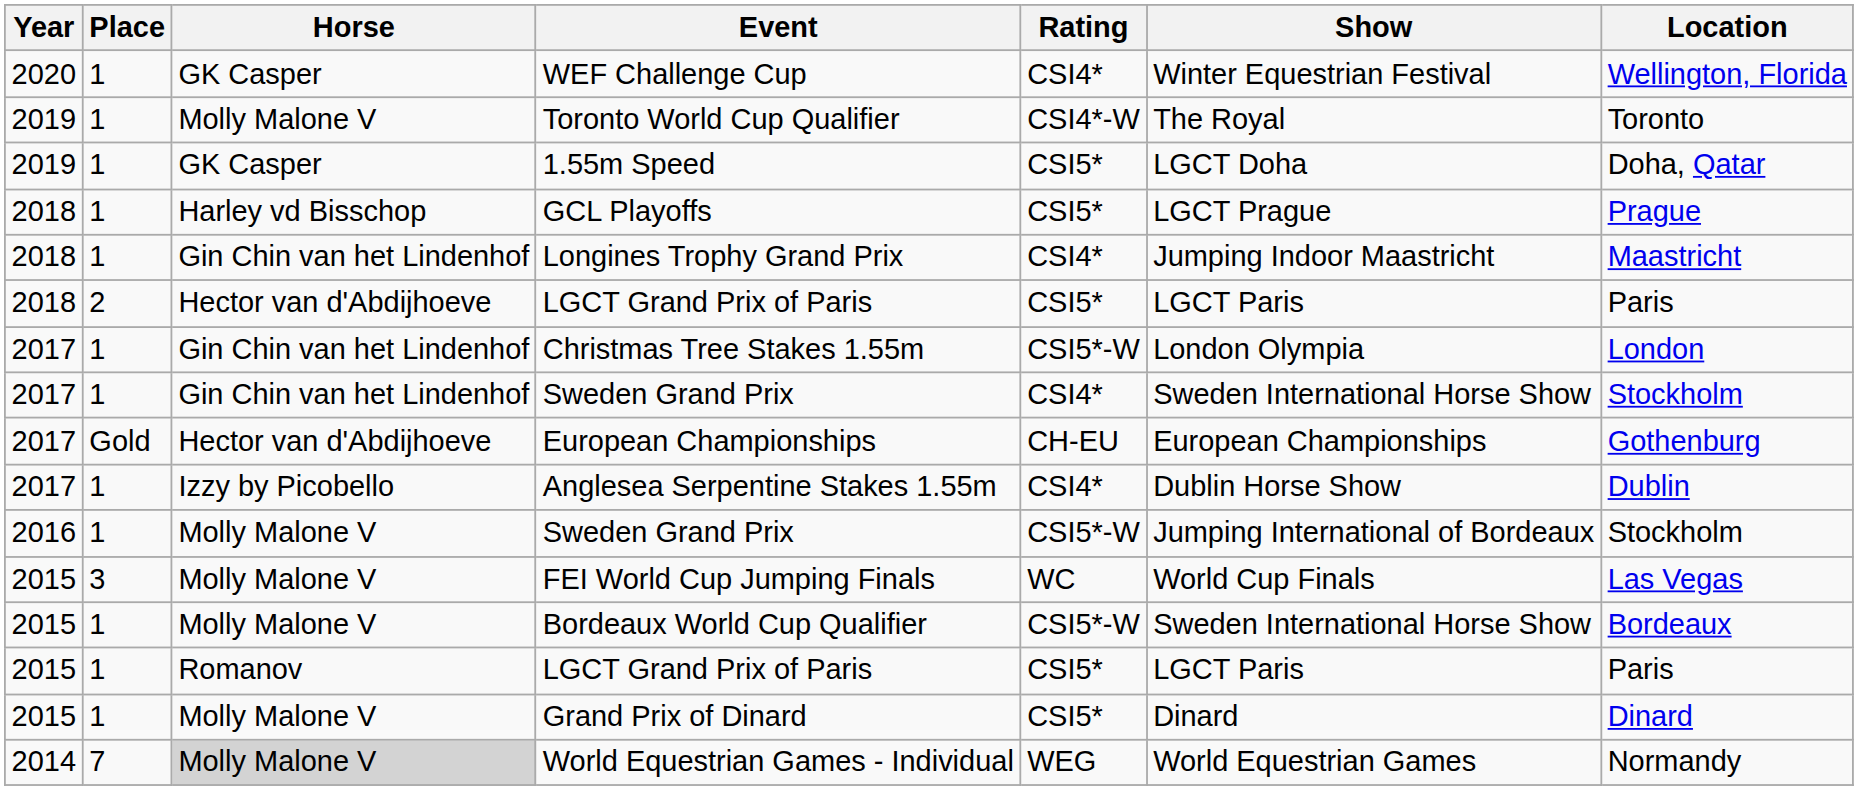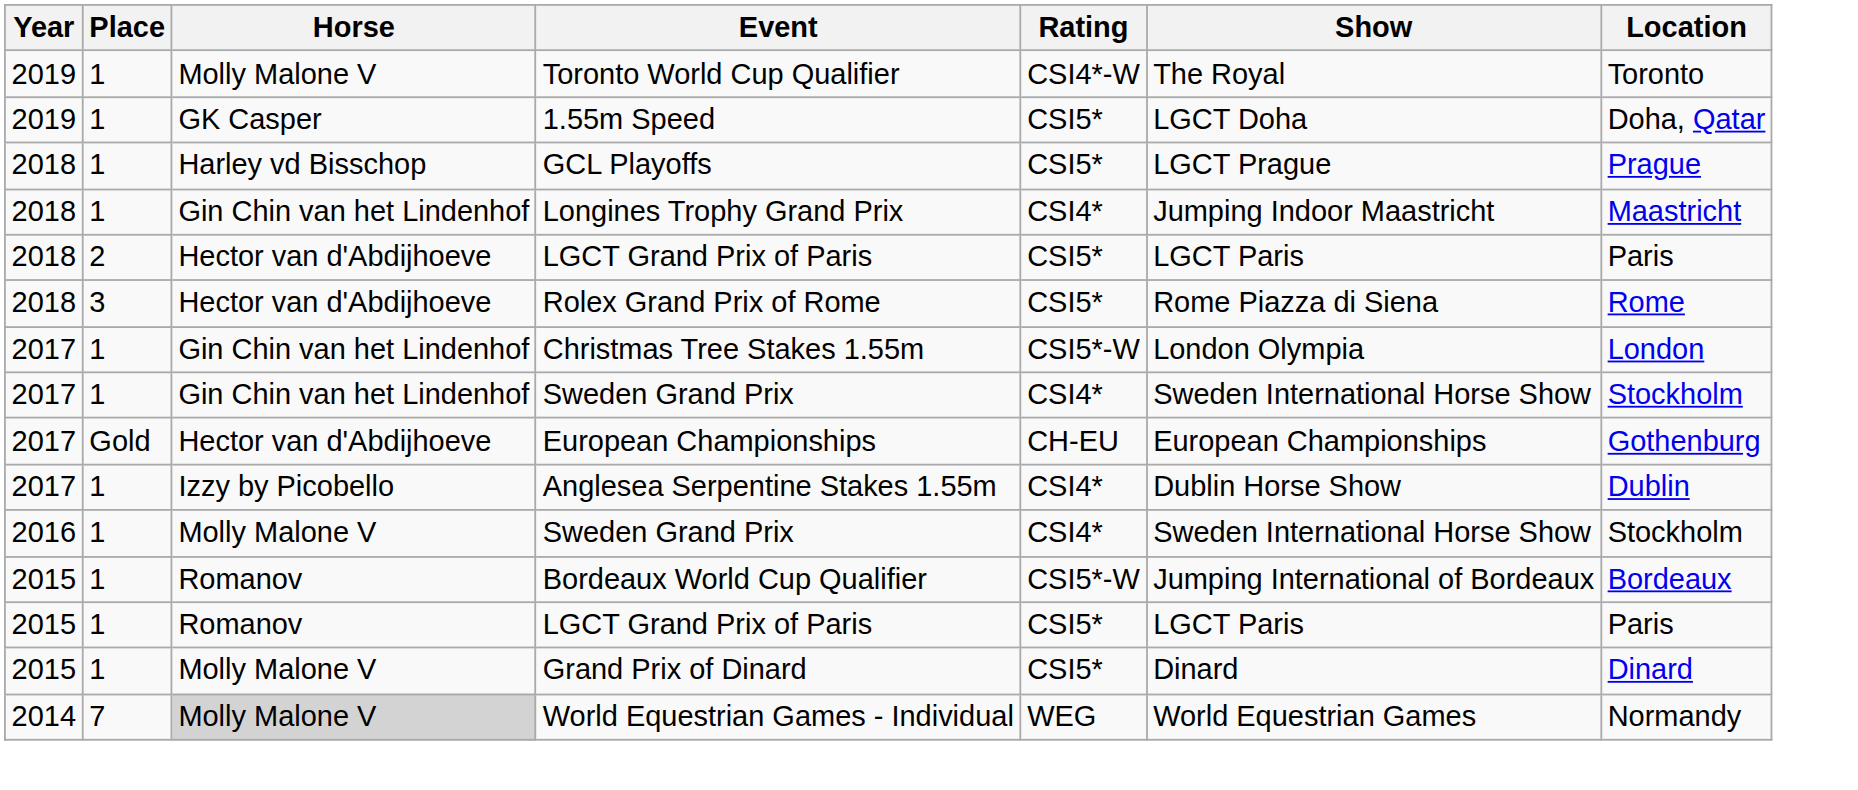- row: (44, 73)
+ row: (44, 303)
(1083, 532) CSI5*-W -> (1065, 532) CSI4*
(1374, 532) Jumping International of Bordeaux -> (1372, 532) Sweden International Horse Show
- row: (44, 578)
(277, 624) Molly Malone V -> (240, 578) Romanov
(1372, 624) Sweden International Horse Show -> (1374, 578) Jumping International of Bordeaux
